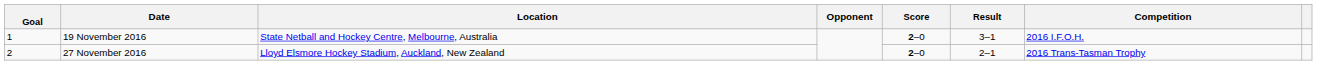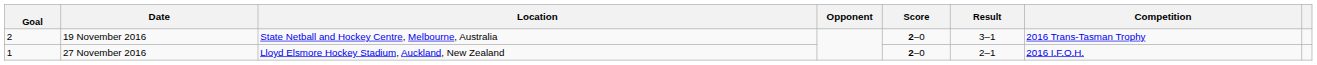(9, 37) 1 -> (9, 37) 2
(1055, 37) 2016 I.F.O.H. -> (1086, 37) 2016 Trans-Tasman Trophy
(9, 53) 2 -> (9, 53) 1
(1086, 53) 2016 Trans-Tasman Trophy -> (1055, 53) 2016 I.F.O.H.
